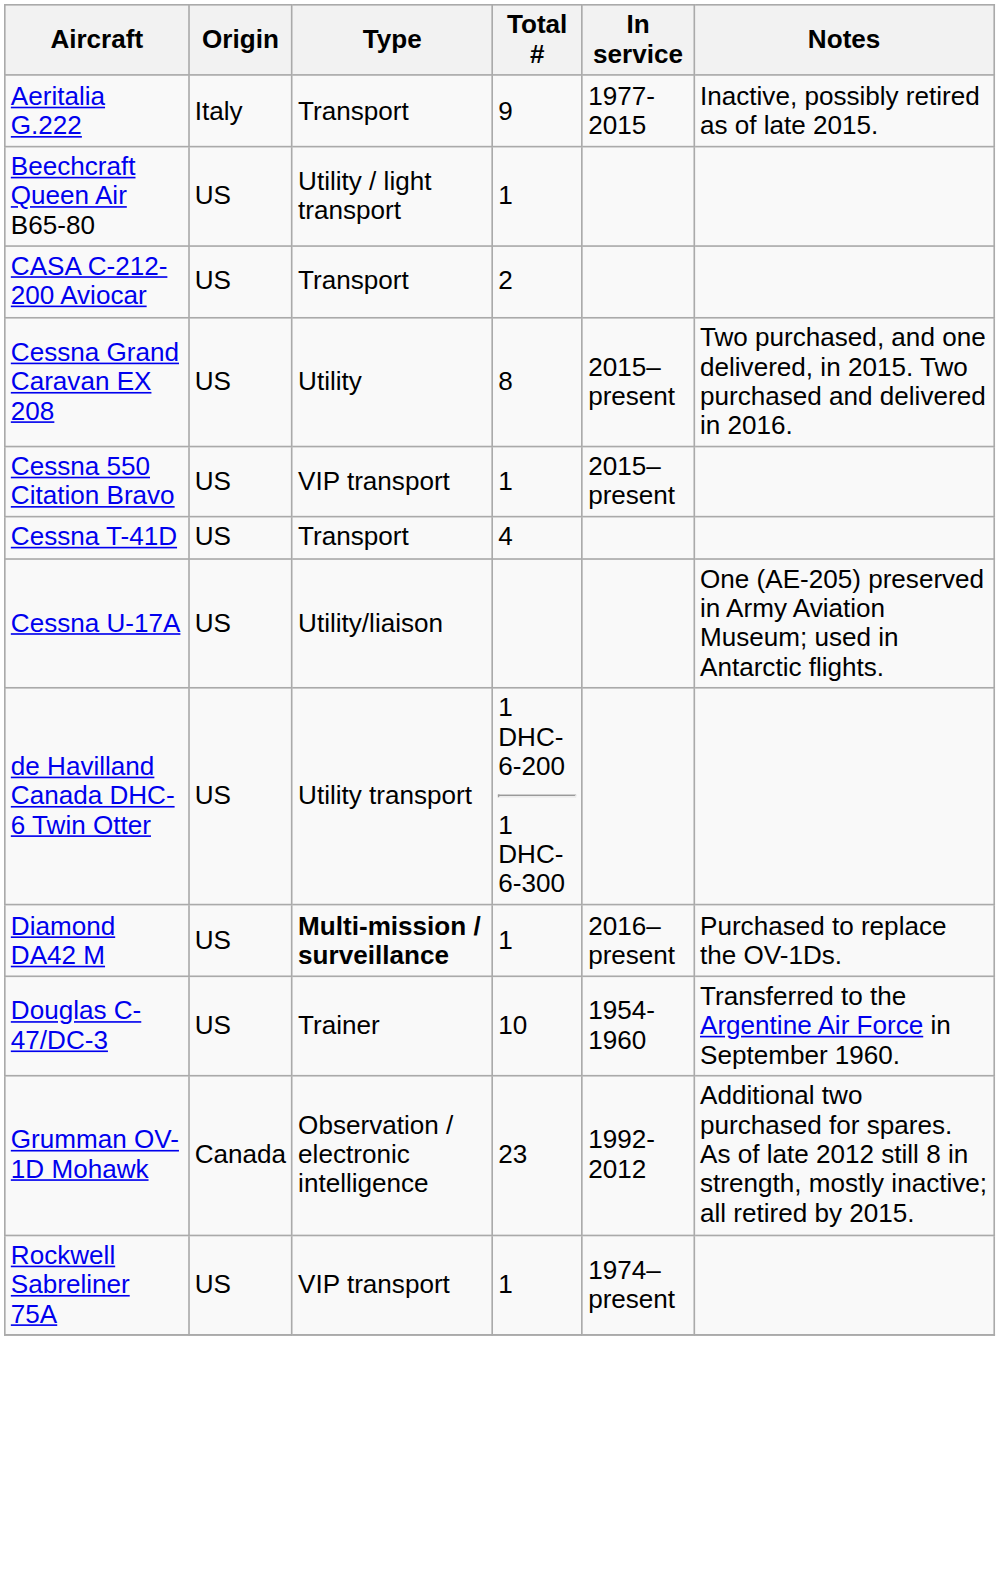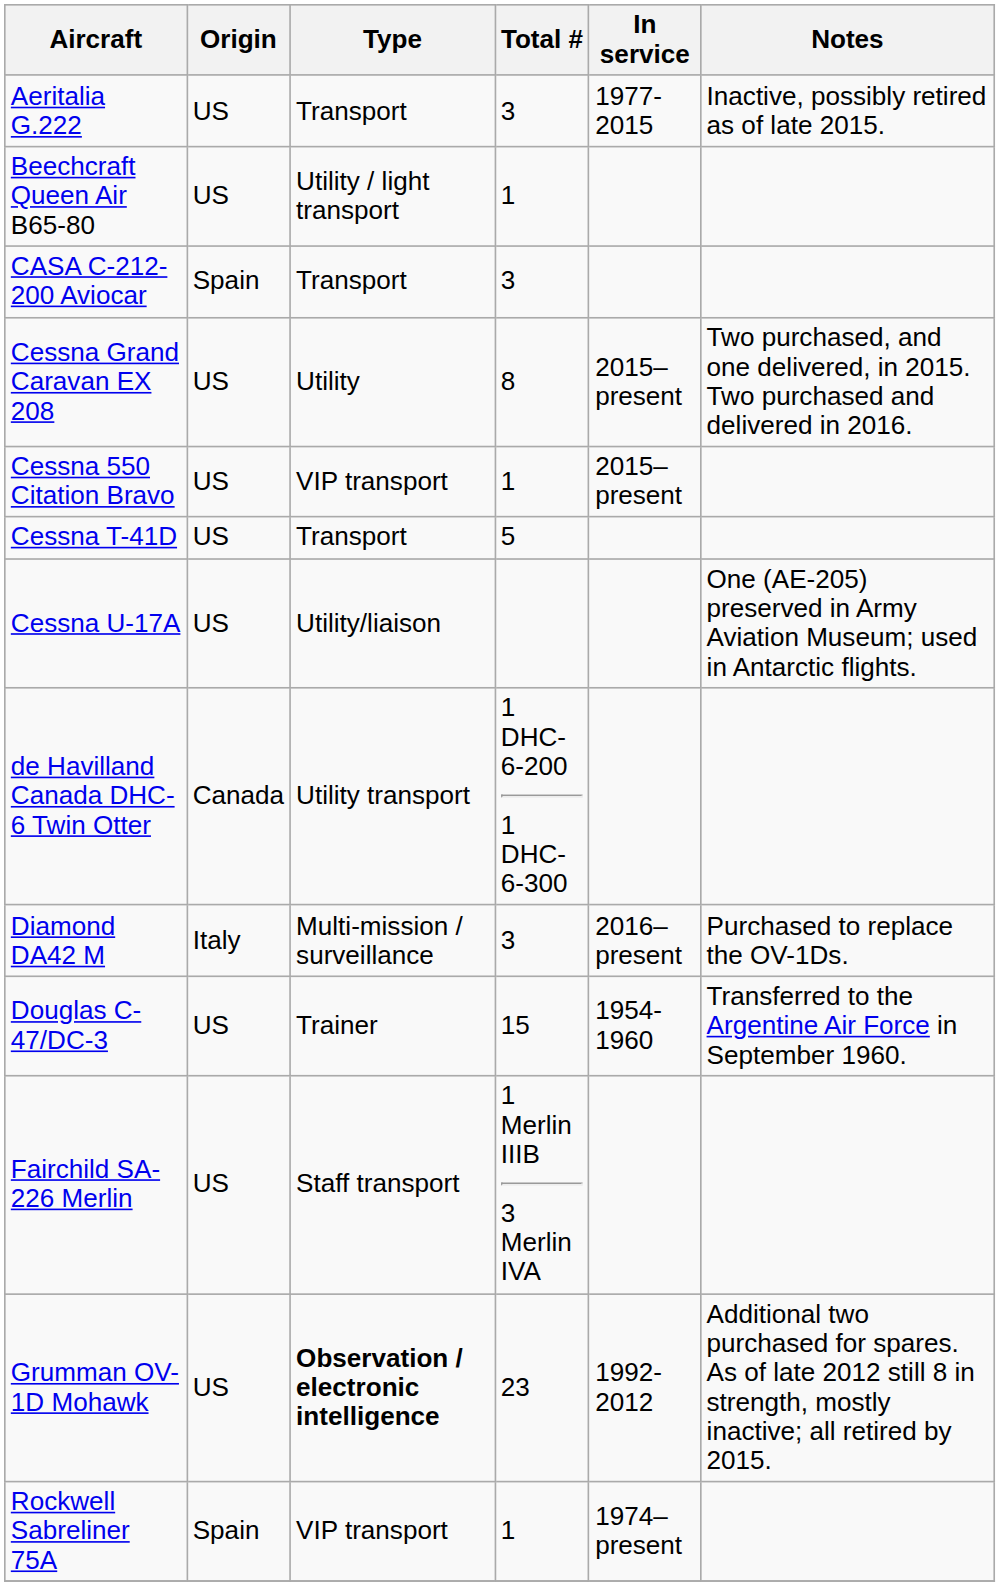(219, 110) Italy -> (211, 110) US
(506, 110) 9 -> (508, 110) 3
(213, 281) US -> (226, 281) Spain
(506, 281) 2 -> (508, 281) 3
(506, 537) 4 -> (508, 537) 5
(213, 796) US -> (238, 796) Canada
(213, 940) US -> (217, 940) Italy
(389, 940) bold -> (379, 940) normal
(506, 940) 1 -> (508, 940) 3
(513, 1025) 10 -> (515, 1025) 15
+ row: (85, 1184)
(240, 1154) Canada -> (211, 1387) US
(376, 1154) normal -> (379, 1387) bold
(213, 1284) US -> (226, 1531) Spain
